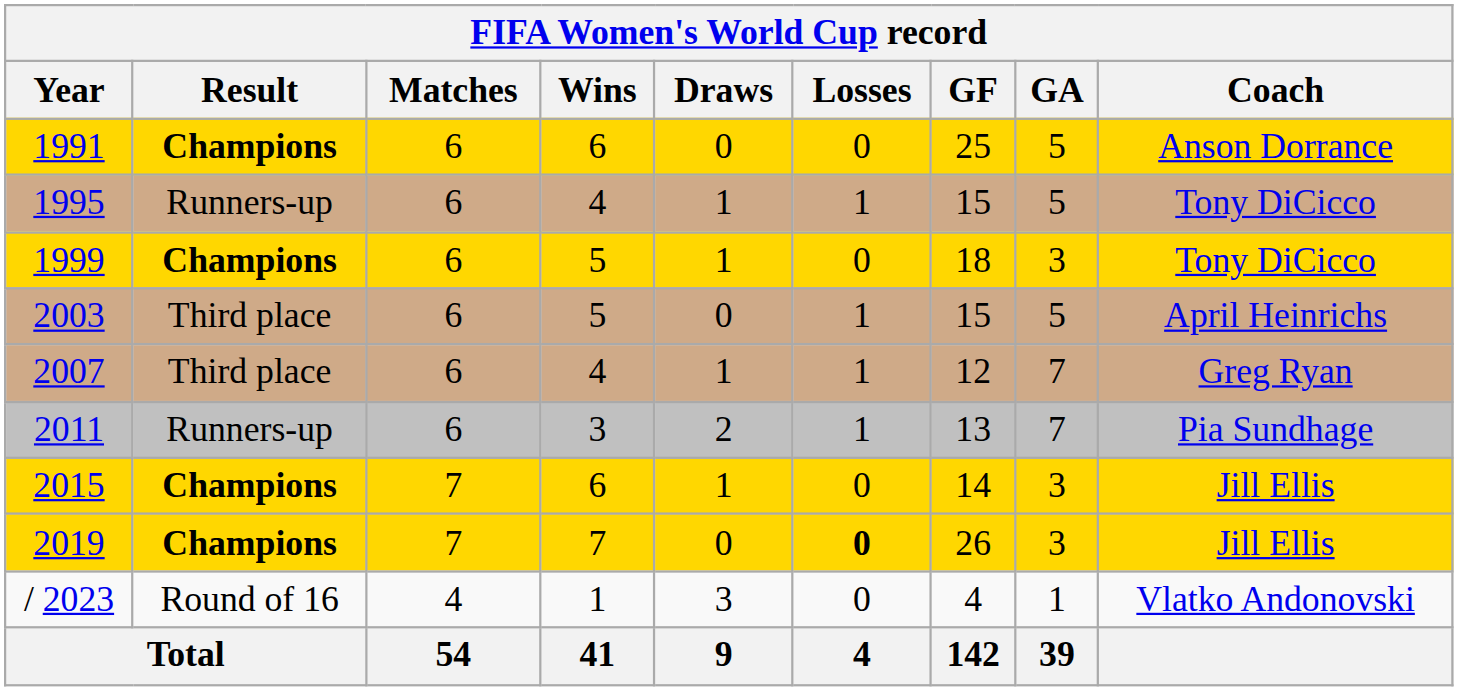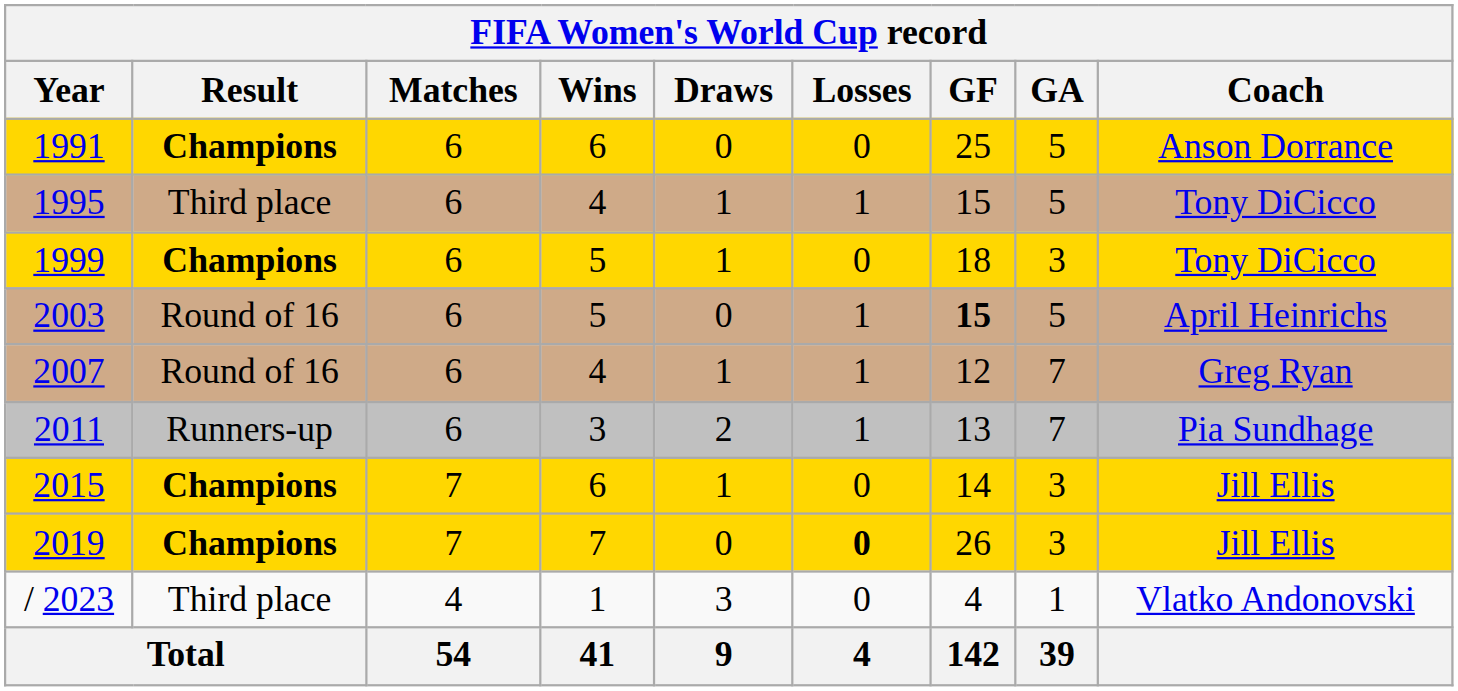(250, 202) Runners-up -> (250, 202) Third place
(250, 315) Third place -> (250, 315) Round of 16
(973, 315) normal -> (973, 315) bold
(250, 372) Third place -> (250, 372) Round of 16
(250, 598) Round of 16 -> (250, 598) Third place
